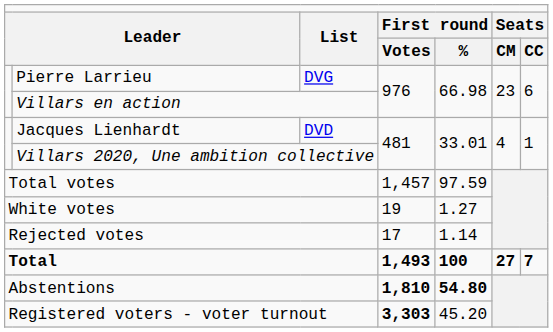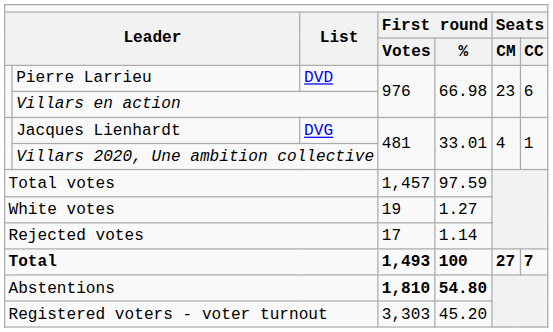(319, 78) DVG -> (319, 78) DVD
(319, 131) DVD -> (319, 131) DVG
(406, 314) bold -> (406, 314) normal
